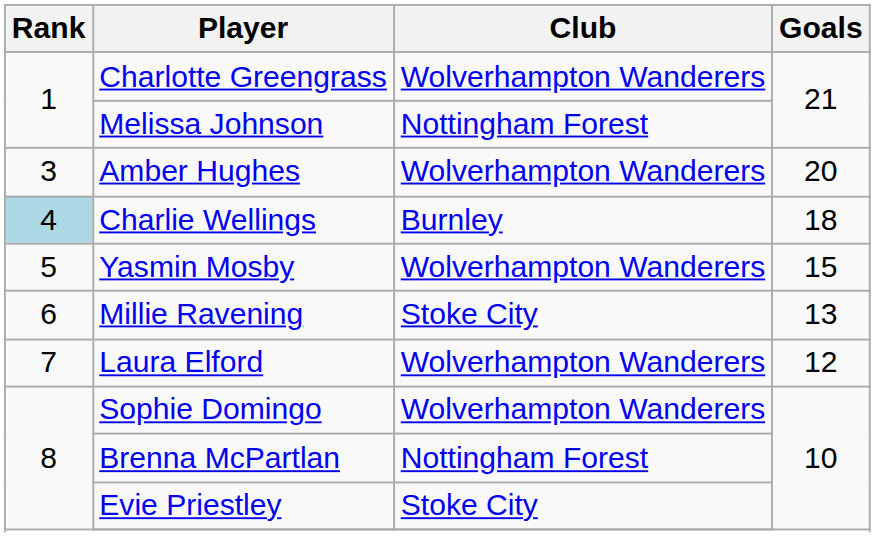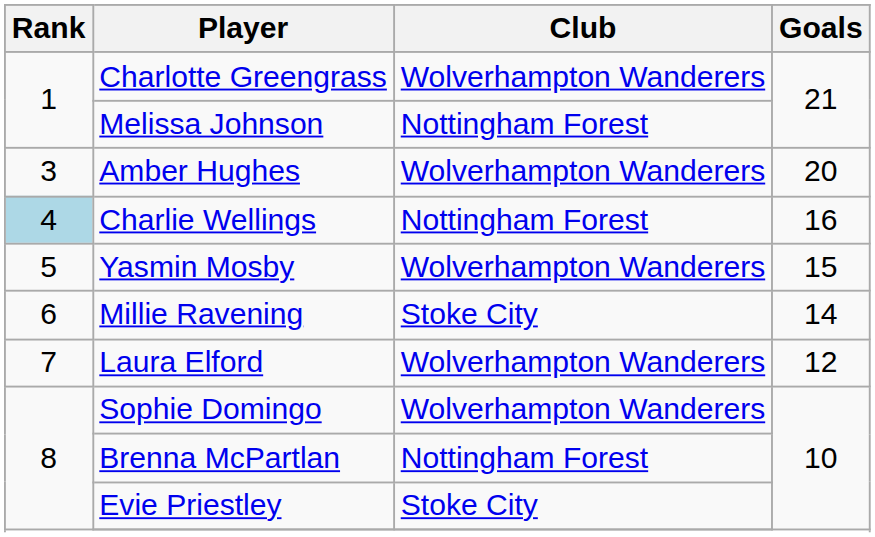(452, 219) Burnley -> (524, 219) Nottingham Forest
(821, 219) 18 -> (821, 219) 16
(821, 314) 13 -> (821, 314) 14
